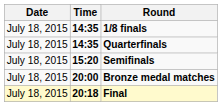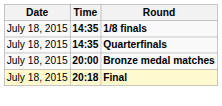- row: (129, 61)
